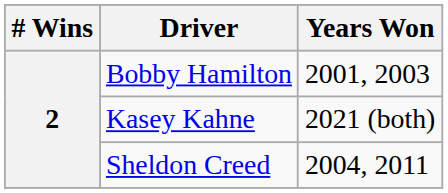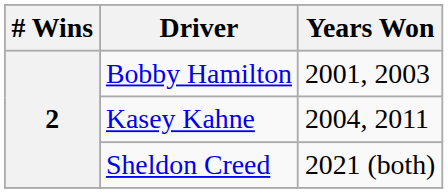(370, 119) 2021 (both) -> (367, 119) 2004, 2011
(367, 165) 2004, 2011 -> (370, 165) 2021 (both)
